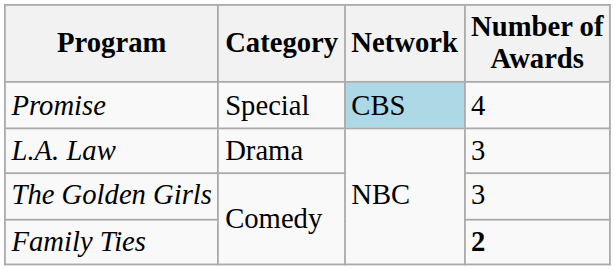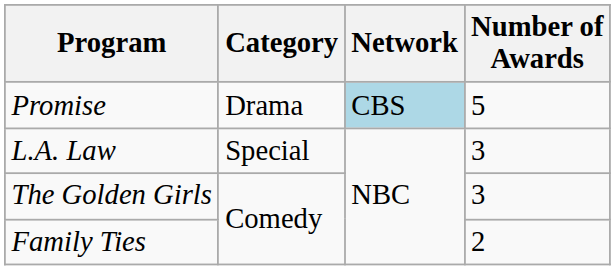(267, 104) Special -> (264, 104) Drama
(478, 104) 4 -> (478, 104) 5
(264, 150) Drama -> (267, 150) Special
(478, 241) bold -> (478, 241) normal
